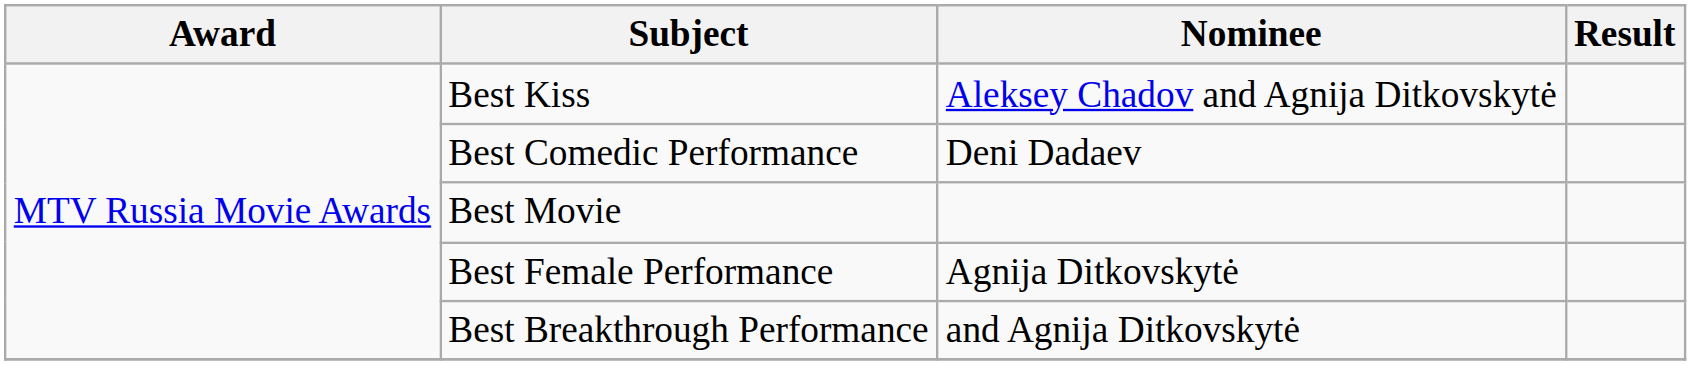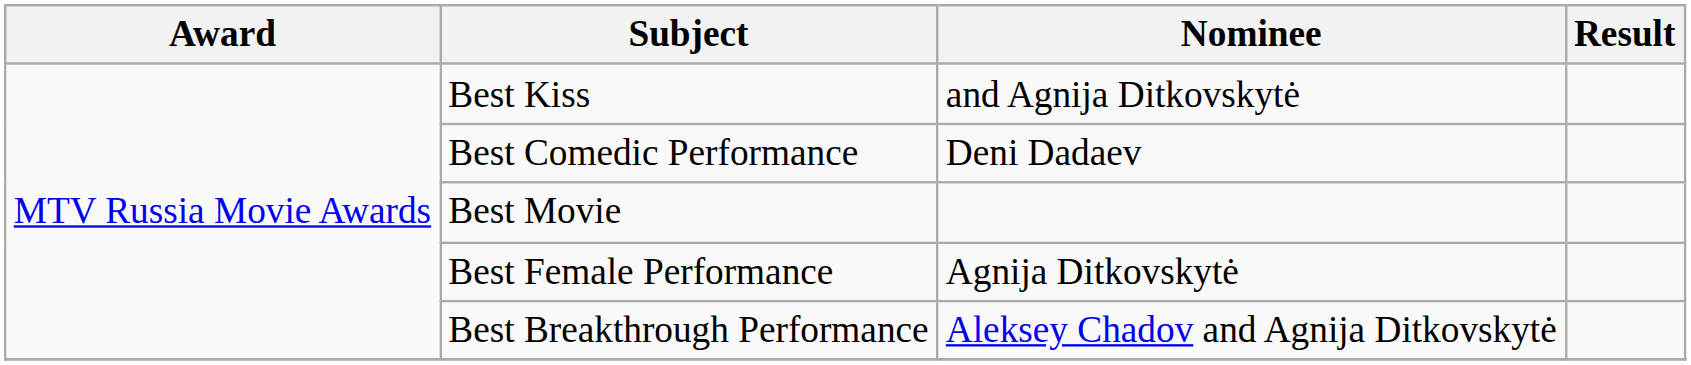(1251, 93) Aleksey Chadov and Agnija Ditkovskytė -> (1123, 93) and Agnija Ditkovskytė
(1123, 329) and Agnija Ditkovskytė -> (1251, 329) Aleksey Chadov and Agnija Ditkovskytė
